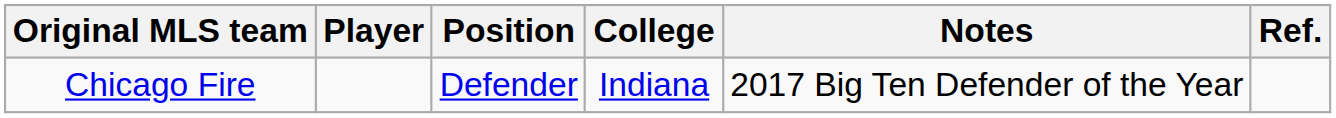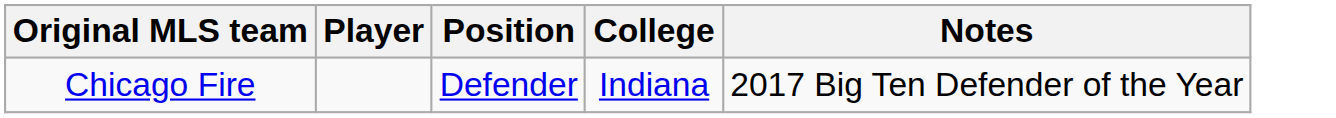- column: (1291, 31)
